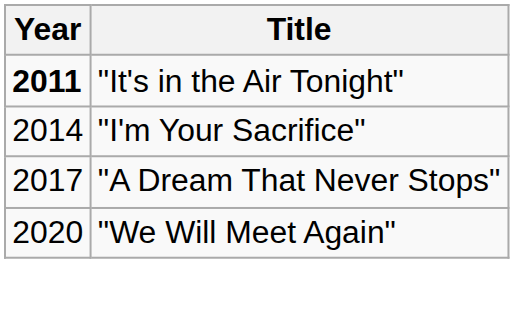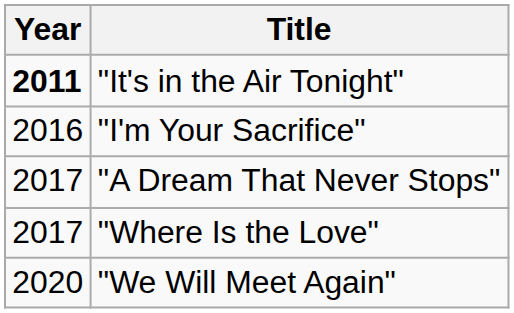(48, 130) 2014 -> (48, 130) 2016
+ row: (238, 231)
